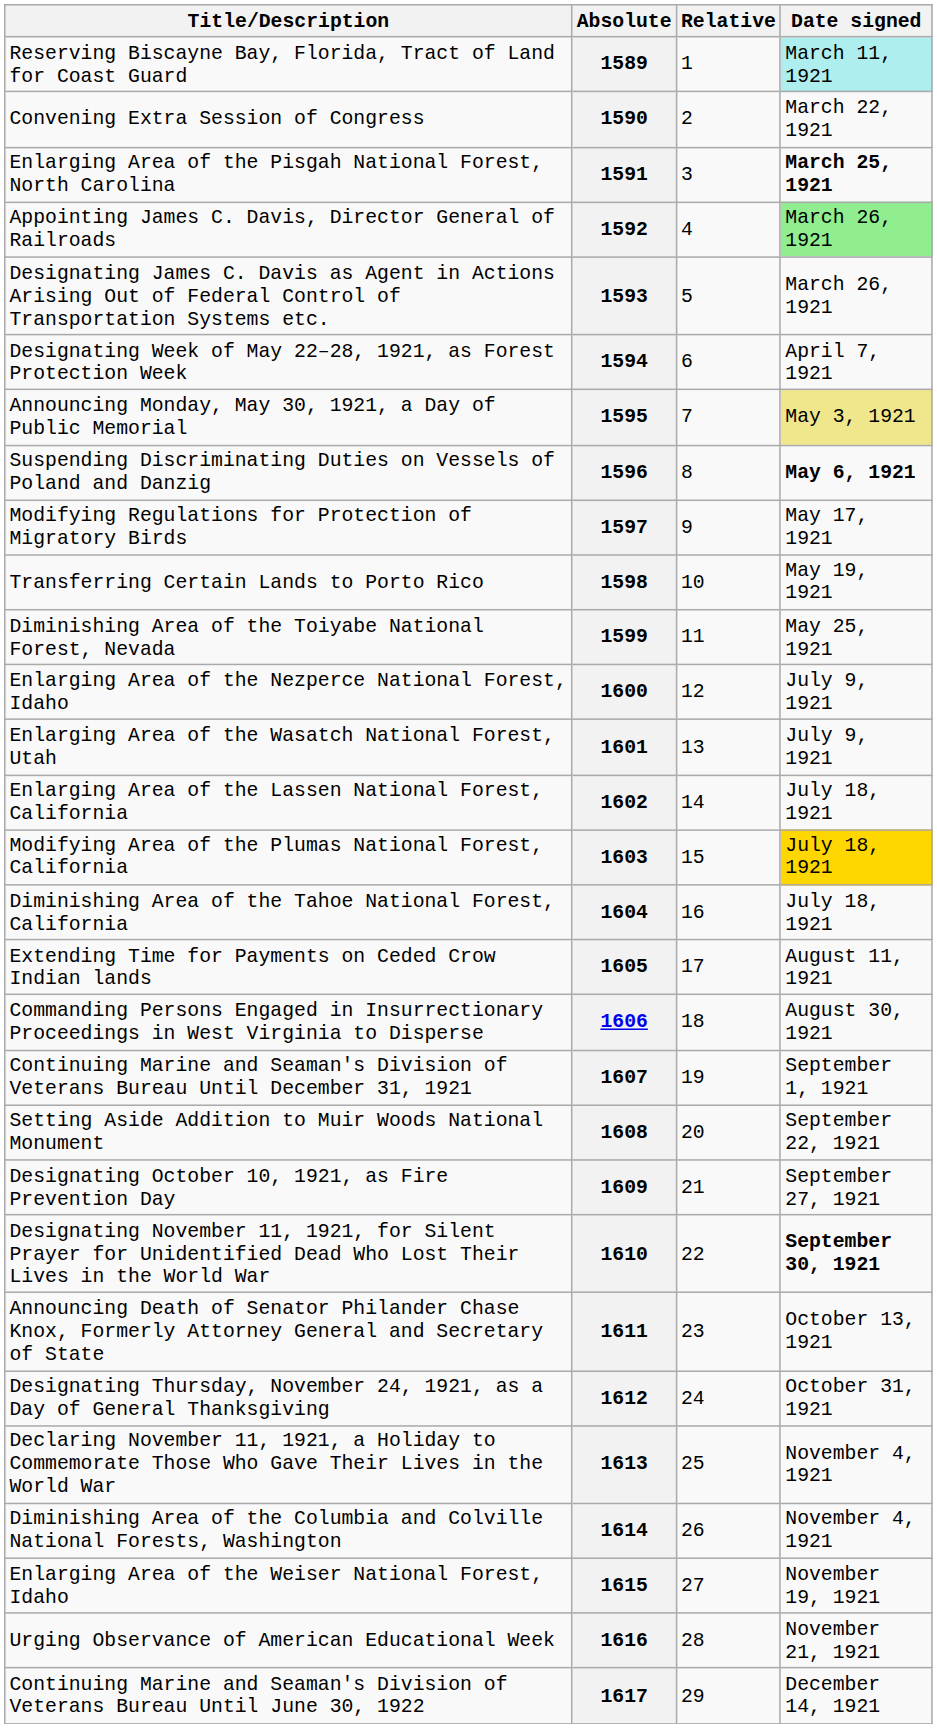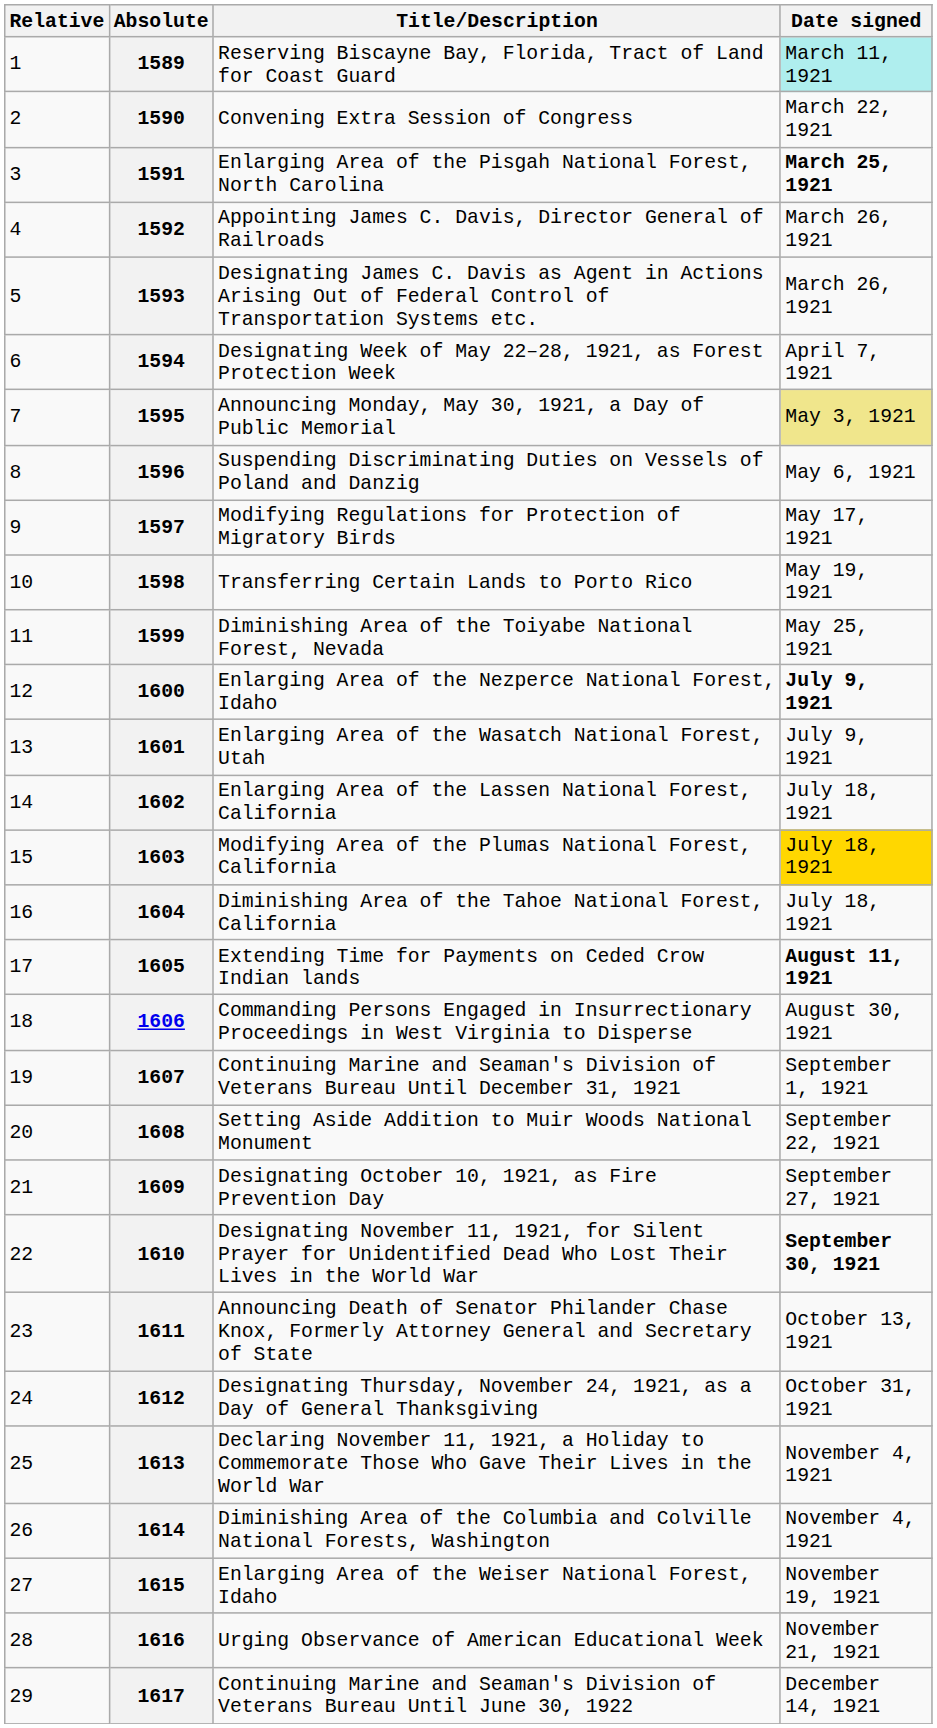columns swapped: (728, 21) <-> (288, 21)
(839, 229) lightgreen background -> (839, 229) no background
(851, 472) bold -> (851, 472) normal
(827, 692) normal -> (827, 692) bold
(845, 967) normal -> (845, 967) bold
